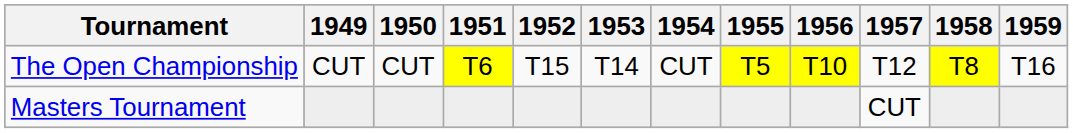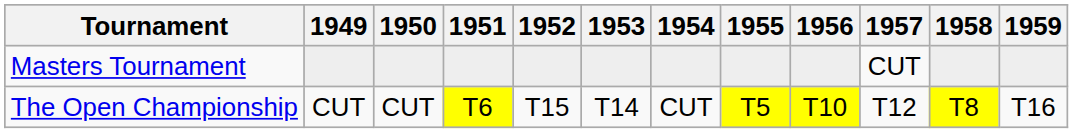rows swapped: (128, 107) <-> (154, 66)
